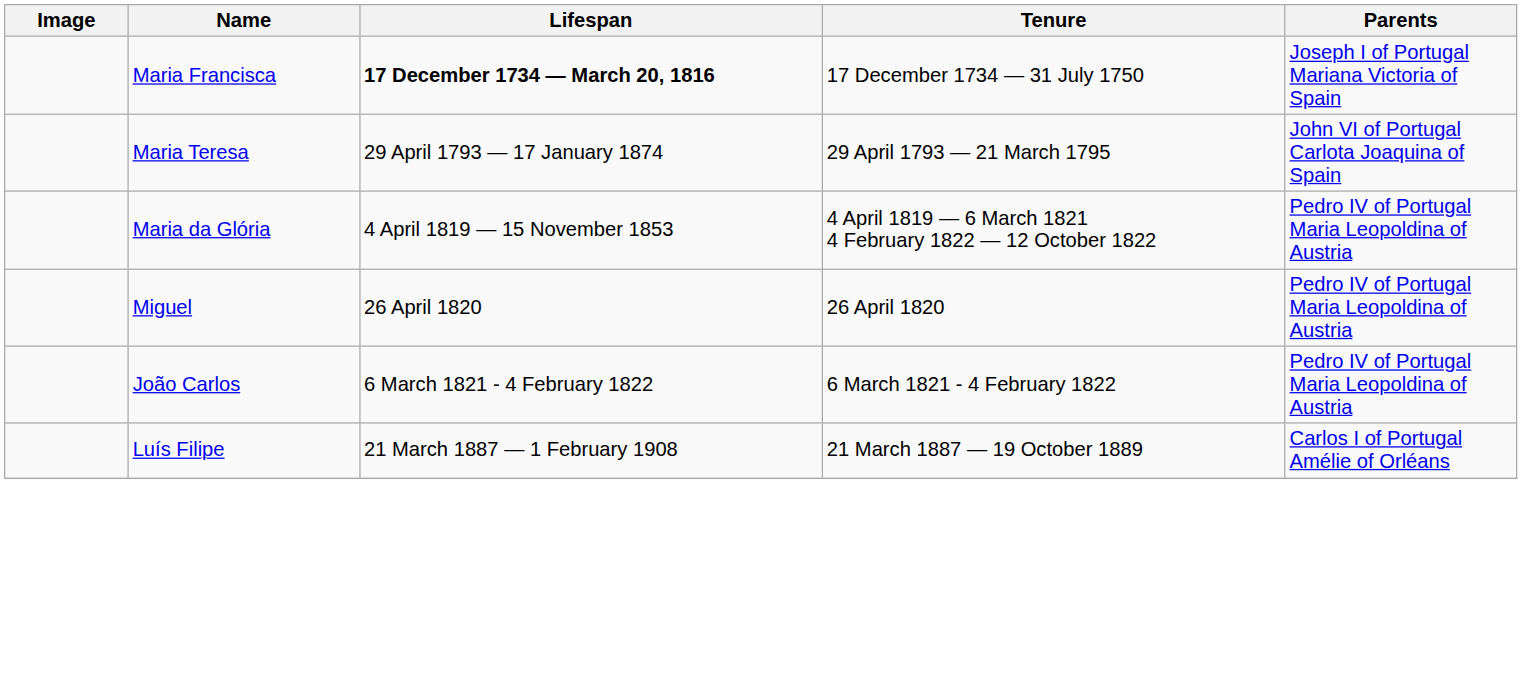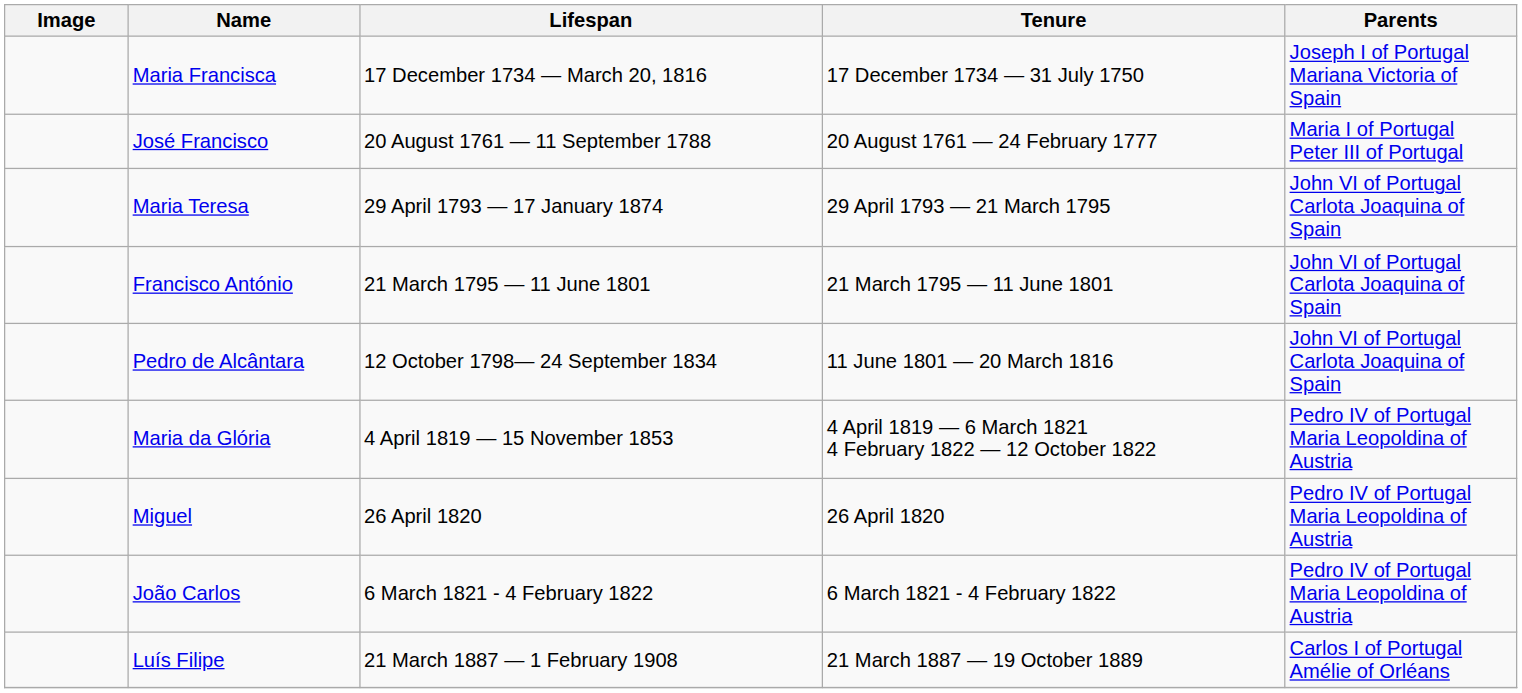(539, 75) bold -> (536, 75) normal
+ row: (200, 141)
+ row: (213, 284)
+ row: (218, 361)
